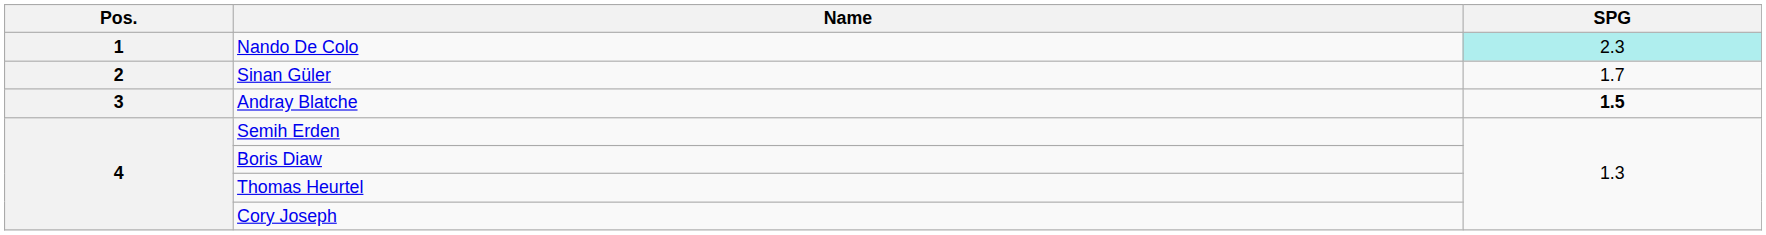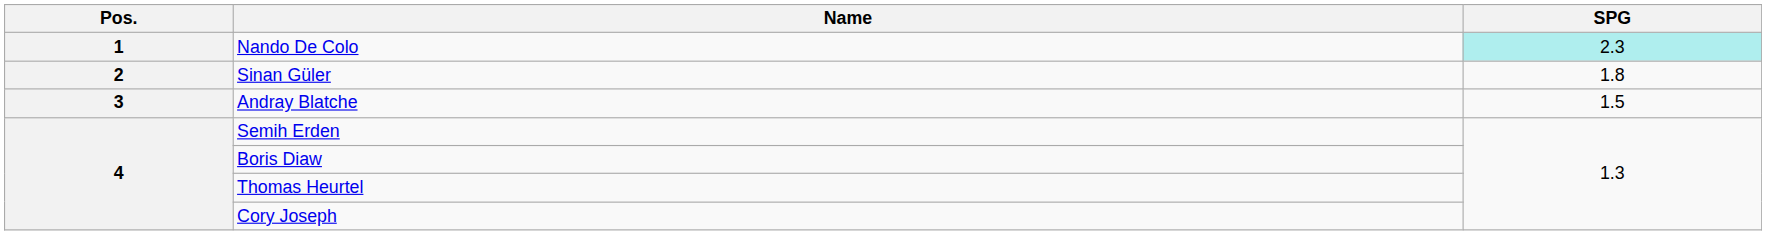(1612, 74) 1.7 -> (1612, 74) 1.8
(1612, 103) bold -> (1612, 103) normal
